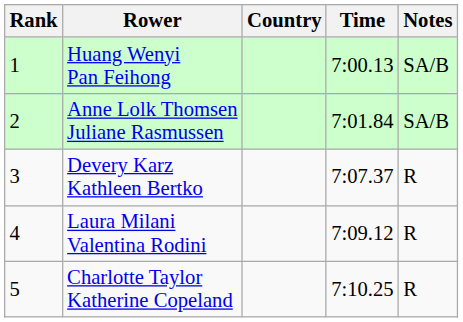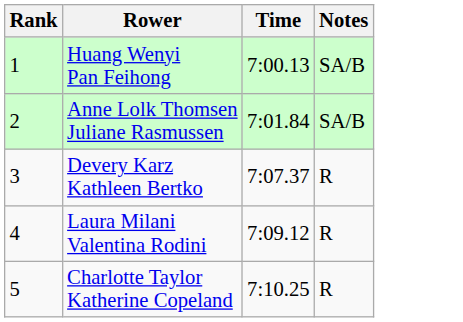- column: (284, 20)
